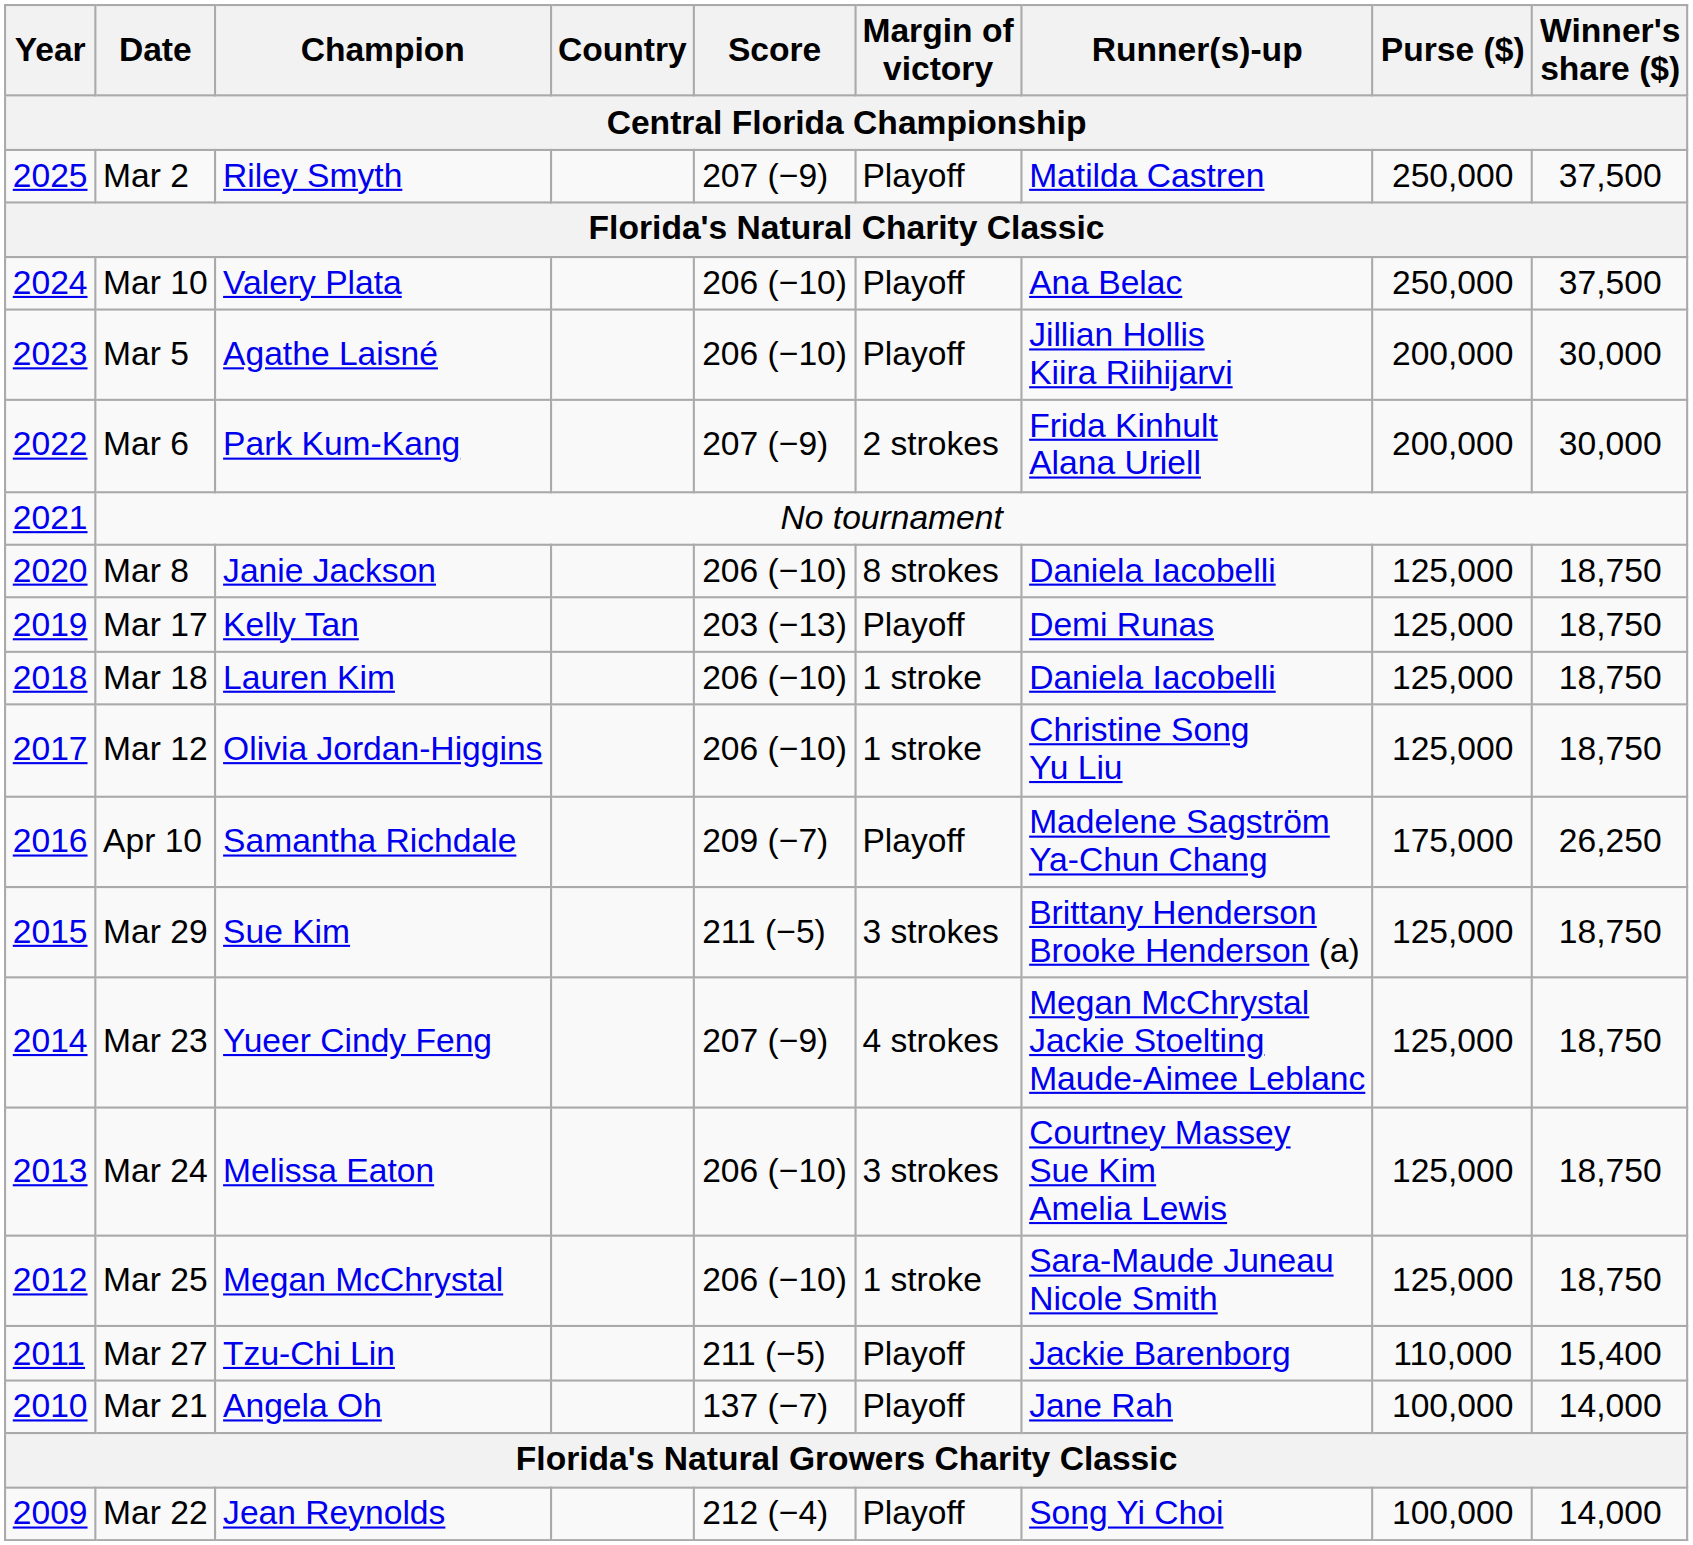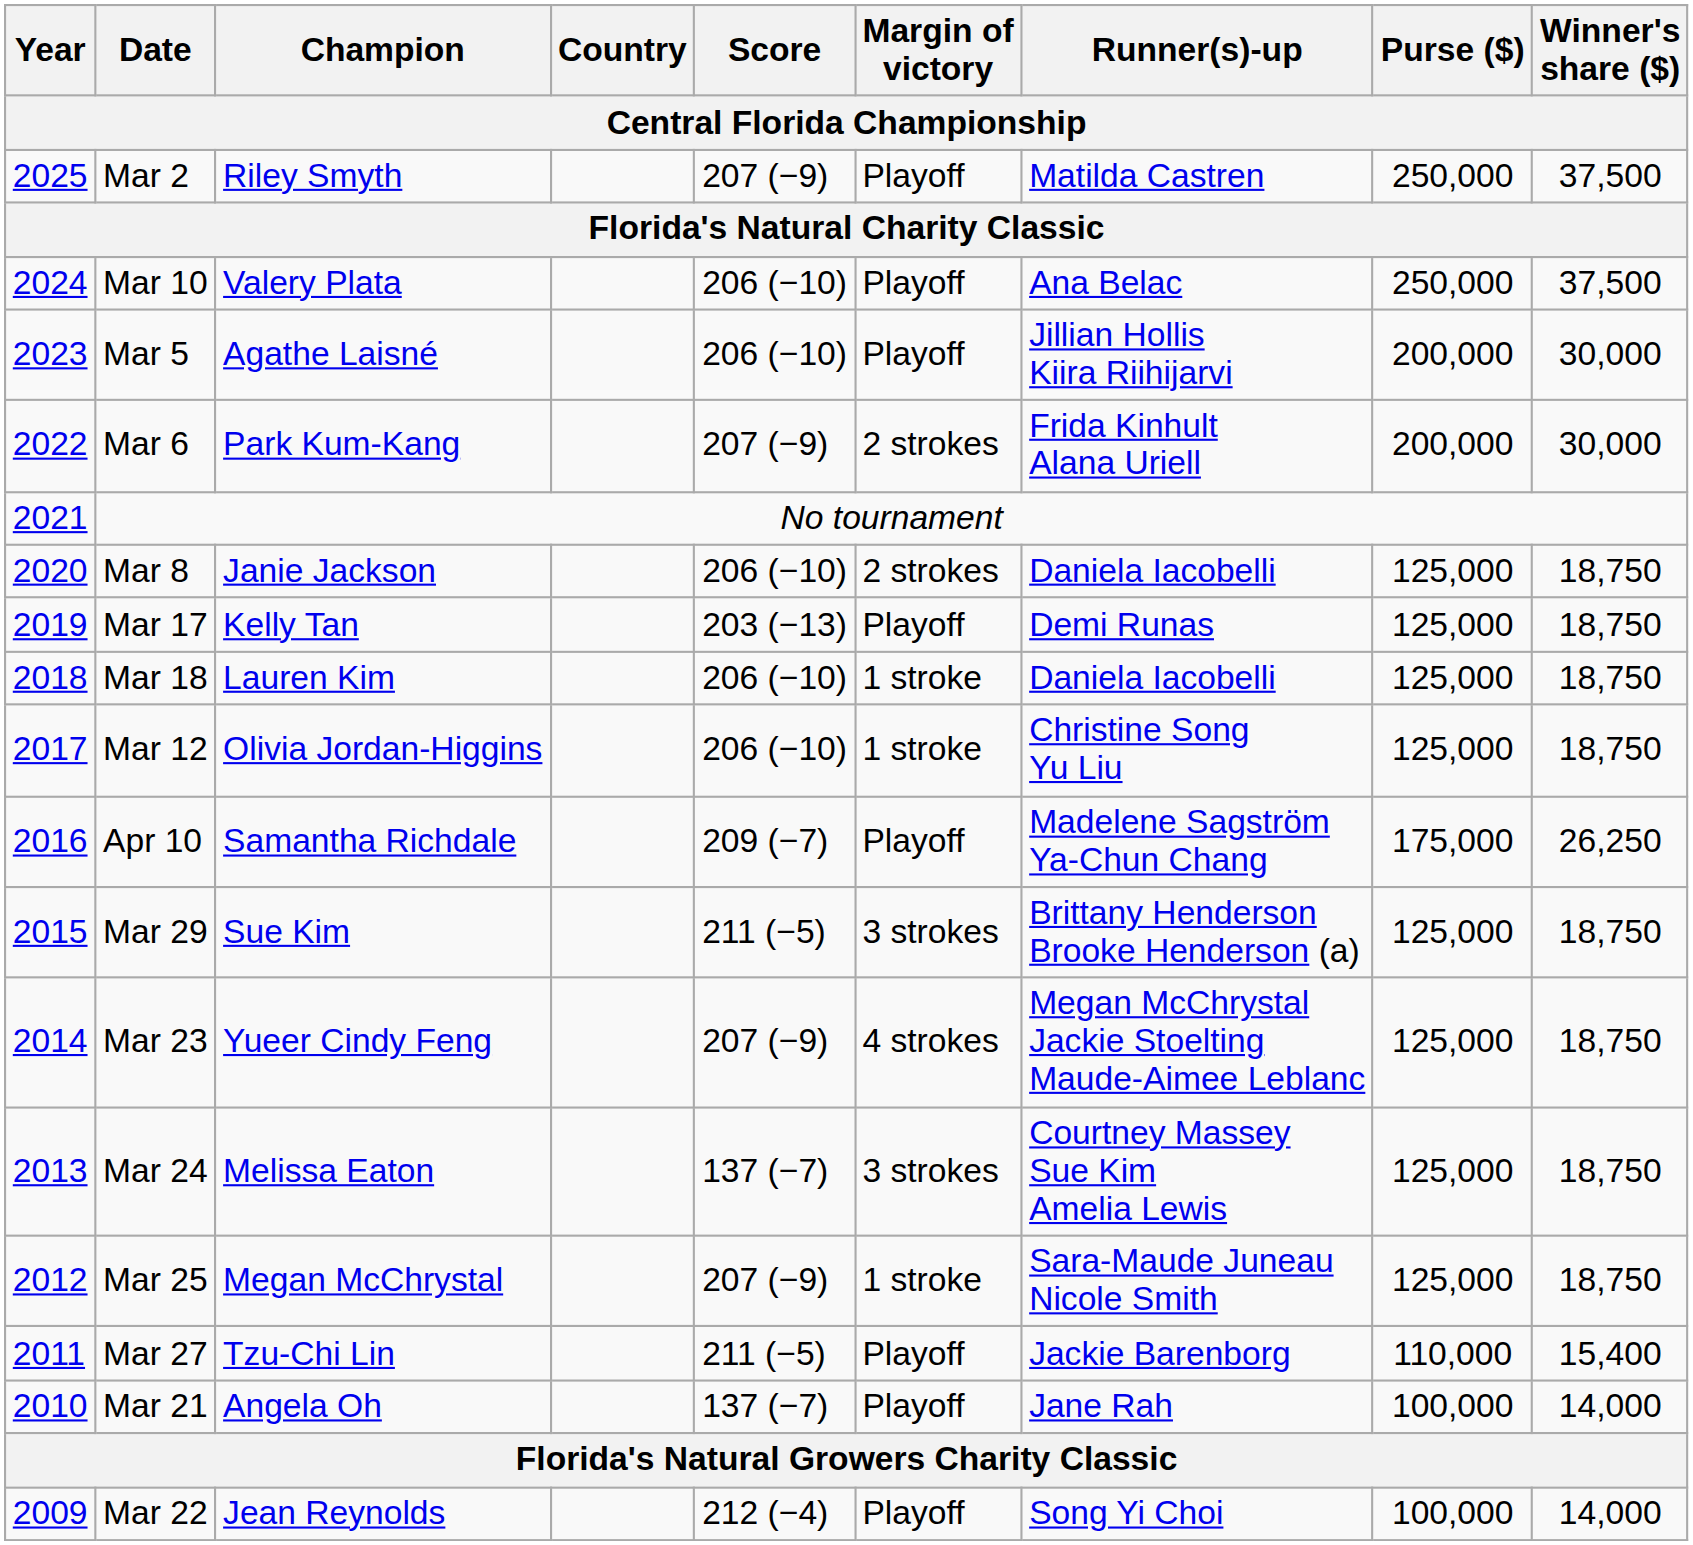(931, 570) 8 strokes -> (931, 570) 2 strokes
(775, 1170) 206 (−10) -> (765, 1170) 137 (−7)
(775, 1280) 206 (−10) -> (765, 1280) 207 (−9)
